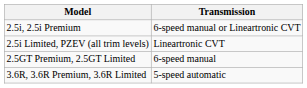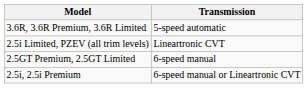rows swapped: (44, 28) <-> (76, 75)
